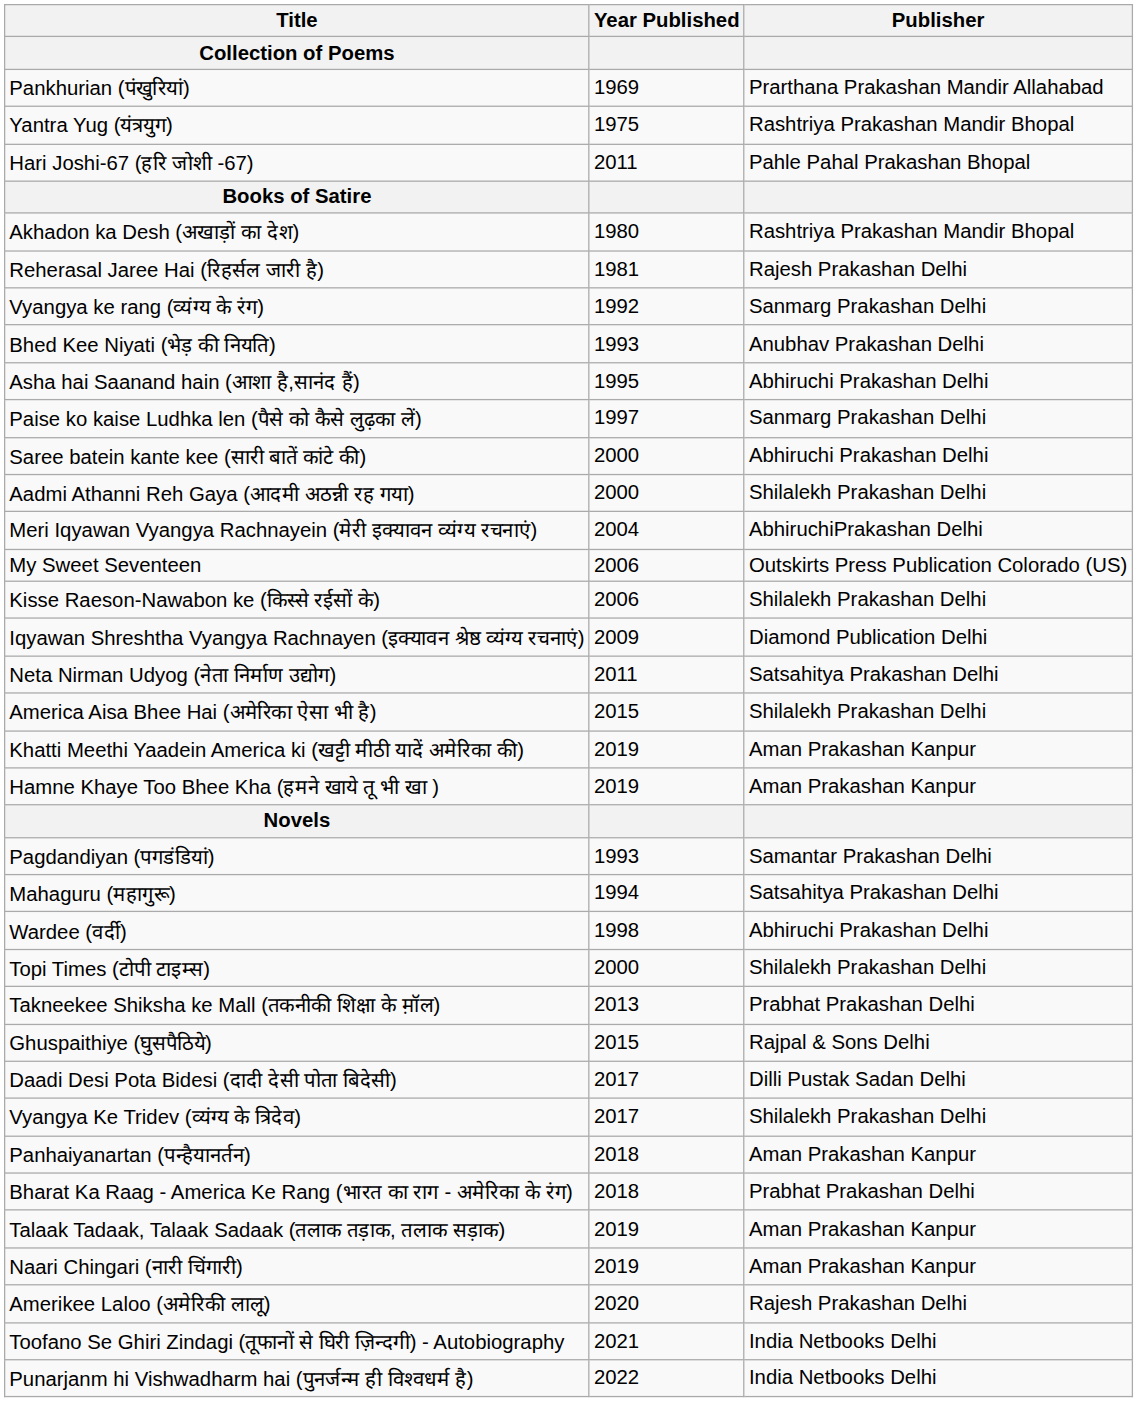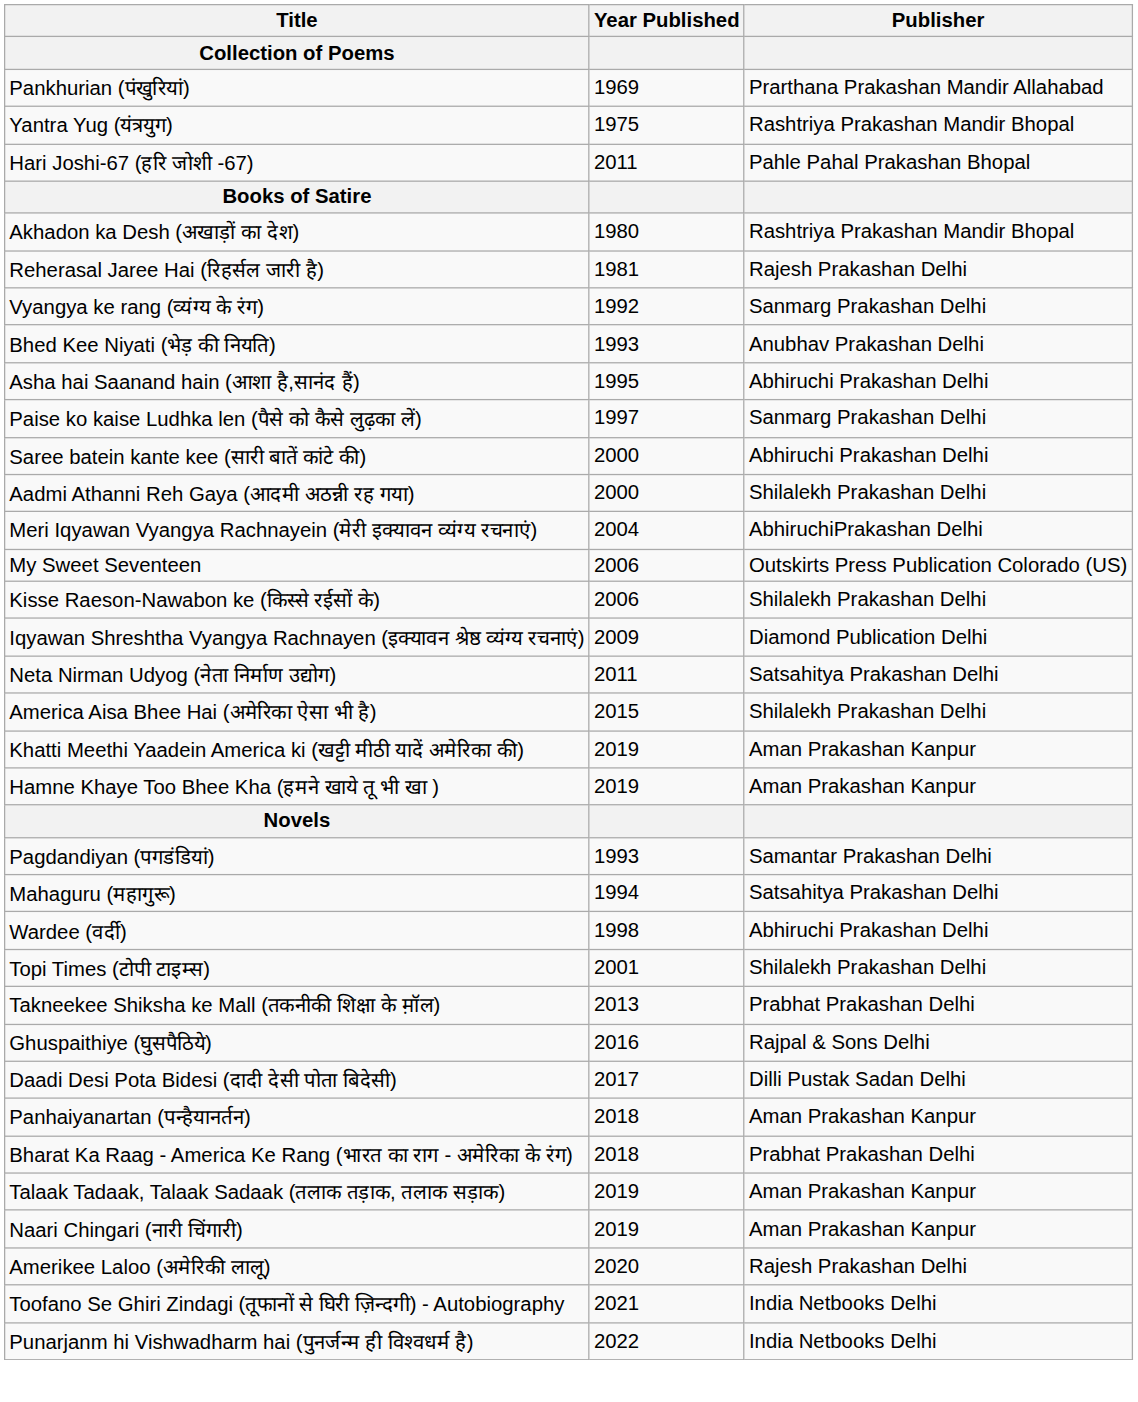(616, 967) 2000 -> (616, 967) 2001
(616, 1042) 2015 -> (616, 1042) 2016
- row: (155, 1118)
